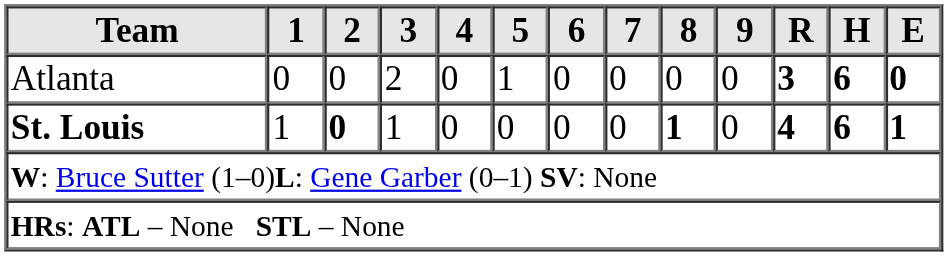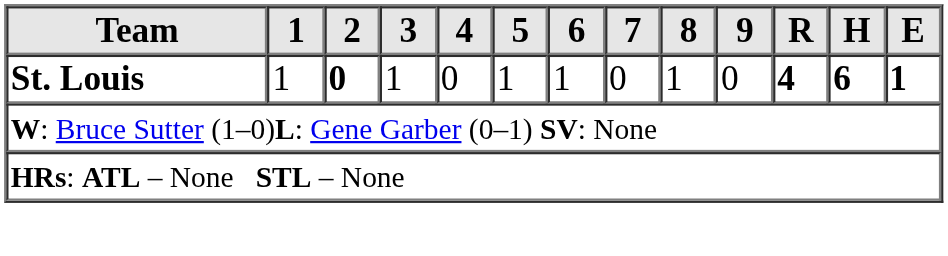- row: (63, 78)
(506, 127) 0 -> (506, 78) 1
(562, 127) 0 -> (562, 78) 1
(674, 127) bold -> (674, 78) normal
